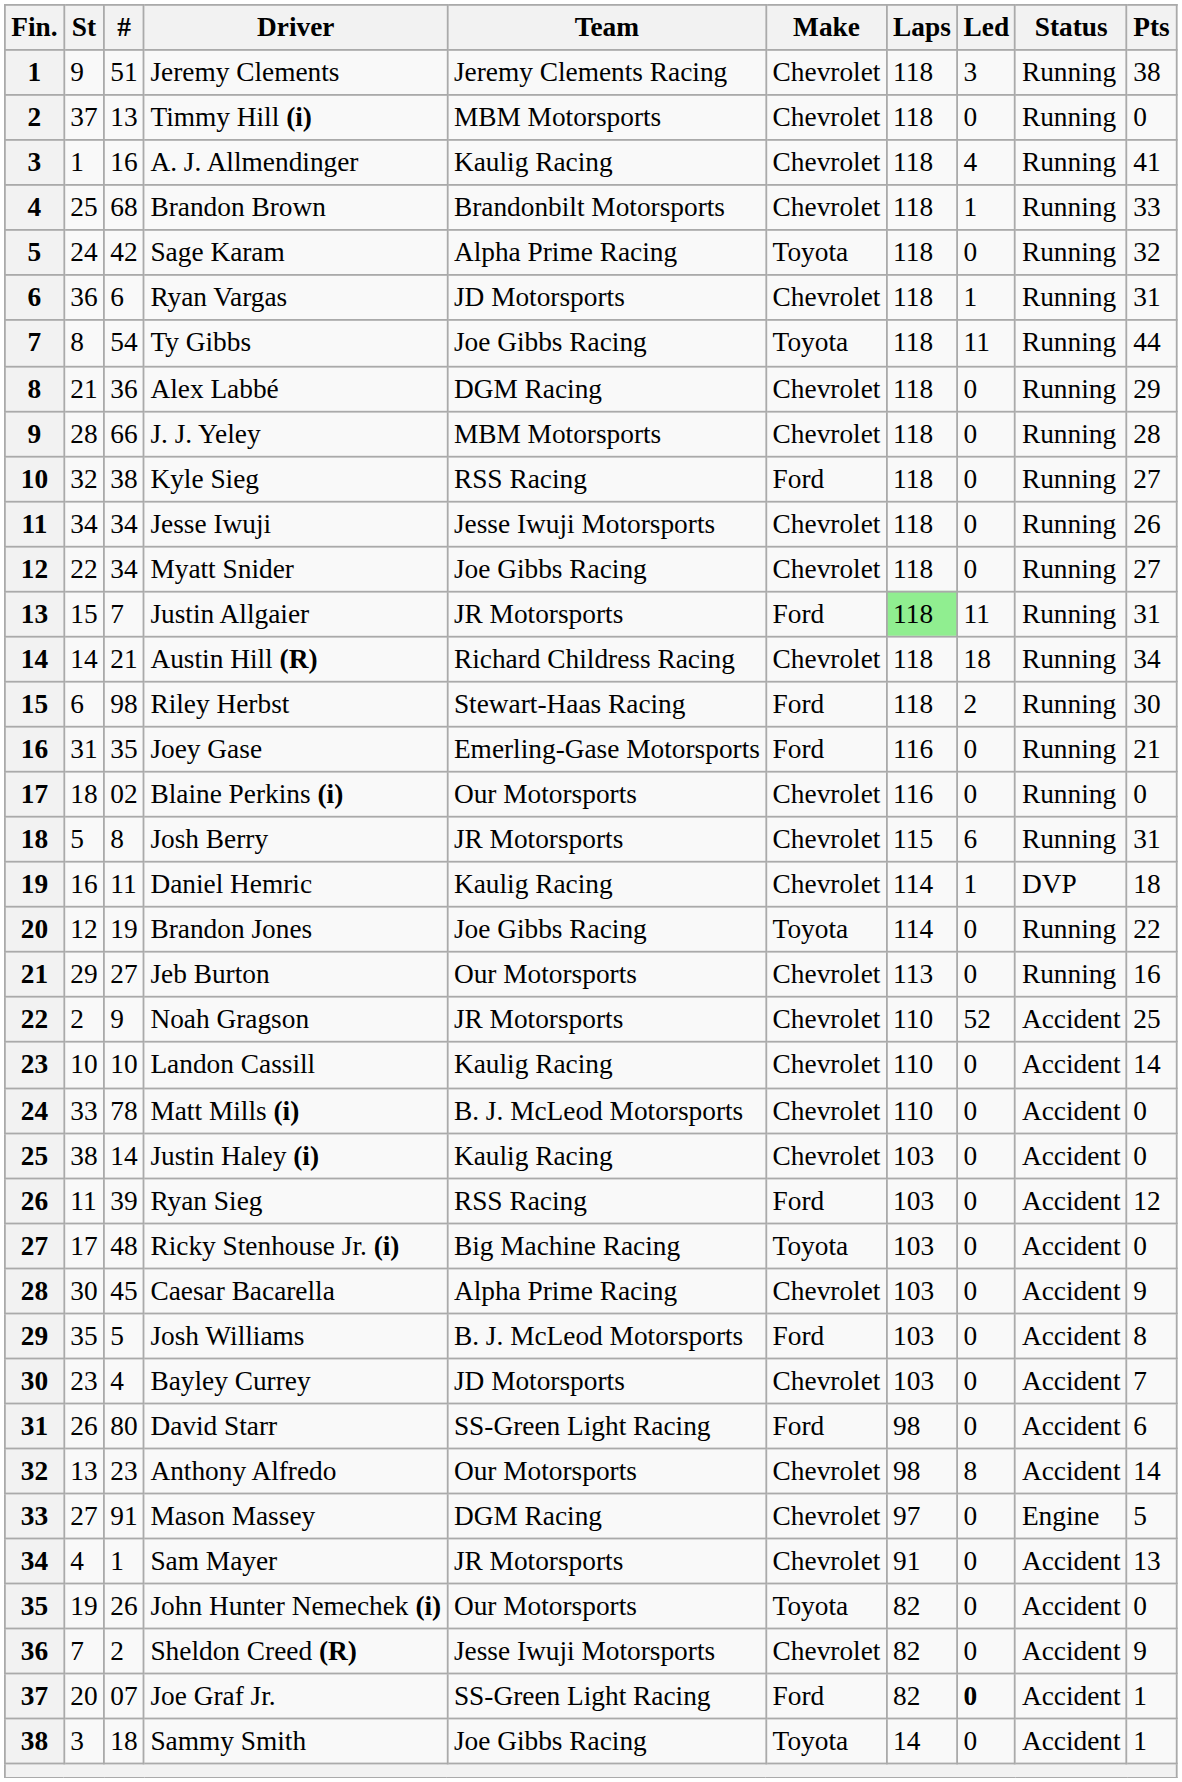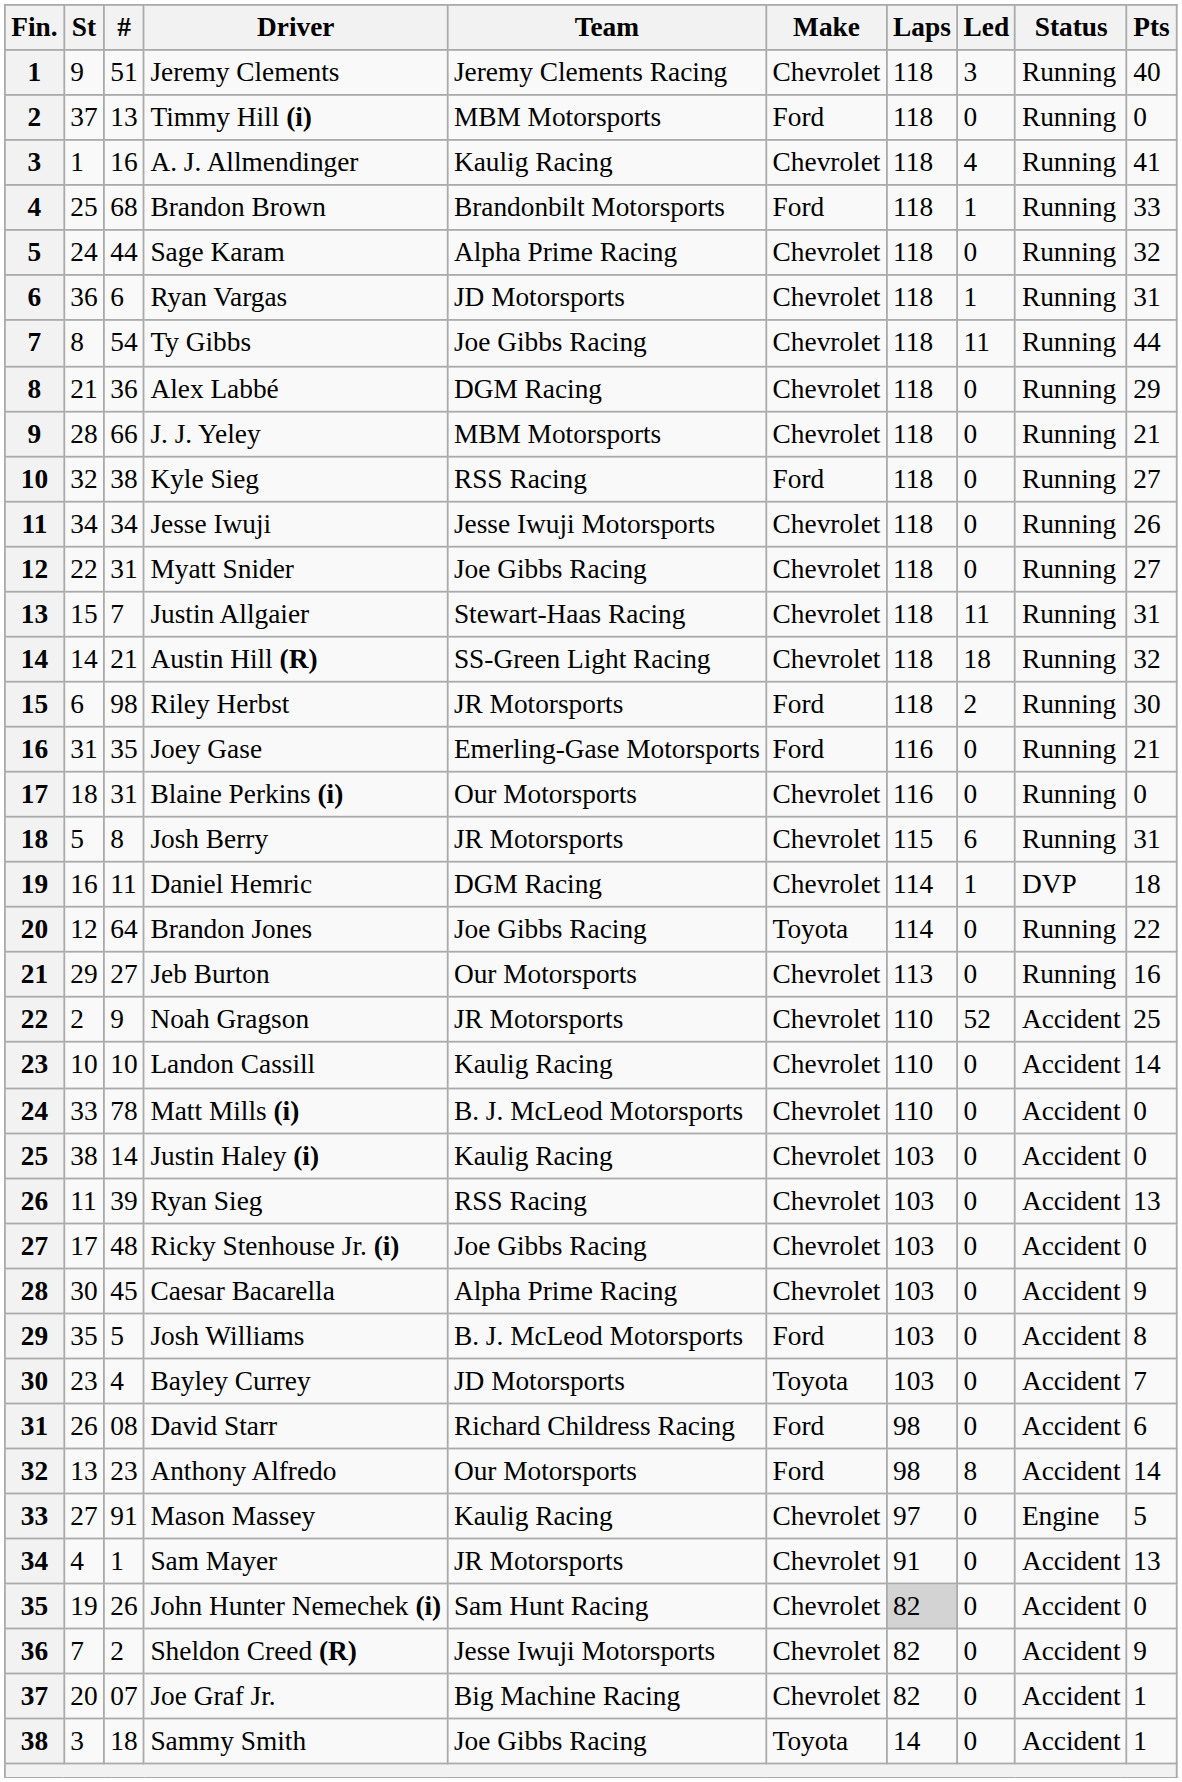(1147, 72) 38 -> (1147, 72) 40
(827, 117) Chevrolet -> (798, 117) Ford
(827, 207) Chevrolet -> (798, 207) Ford
(124, 252) 42 -> (124, 252) 44
(810, 252) Toyota -> (827, 252) Chevrolet
(810, 343) Toyota -> (827, 343) Chevrolet
(1147, 433) 28 -> (1147, 433) 21
(124, 568) 34 -> (124, 568) 31
(539, 613) JR Motorsports -> (570, 613) Stewart-Haas Racing
(798, 613) Ford -> (827, 613) Chevrolet
(913, 613) lightgreen background -> (913, 613) no background
(594, 658) Richard Childress Racing -> (582, 658) SS-Green Light Racing
(1147, 658) 34 -> (1147, 658) 32
(570, 703) Stewart-Haas Racing -> (539, 703) JR Motorsports
(124, 794) 02 -> (124, 794) 31
(533, 884) Kaulig Racing -> (528, 884) DGM Racing
(124, 929) 19 -> (124, 929) 64
(798, 1200) Ford -> (827, 1200) Chevrolet
(1147, 1200) 12 -> (1147, 1200) 13
(567, 1245) Big Machine Racing -> (550, 1245) Joe Gibbs Racing
(810, 1245) Toyota -> (827, 1245) Chevrolet
(827, 1380) Chevrolet -> (810, 1380) Toyota
(124, 1425) 80 -> (124, 1425) 08
(582, 1425) SS-Green Light Racing -> (594, 1425) Richard Childress Racing
(827, 1470) Chevrolet -> (798, 1470) Ford
(528, 1515) DGM Racing -> (533, 1515) Kaulig Racing
(545, 1606) Our Motorsports -> (551, 1606) Sam Hunt Racing
(810, 1606) Toyota -> (827, 1606) Chevrolet
(907, 1606) no background -> (907, 1606) lightgrey background
(582, 1696) SS-Green Light Racing -> (567, 1696) Big Machine Racing
(798, 1696) Ford -> (827, 1696) Chevrolet
(970, 1696) bold -> (970, 1696) normal
